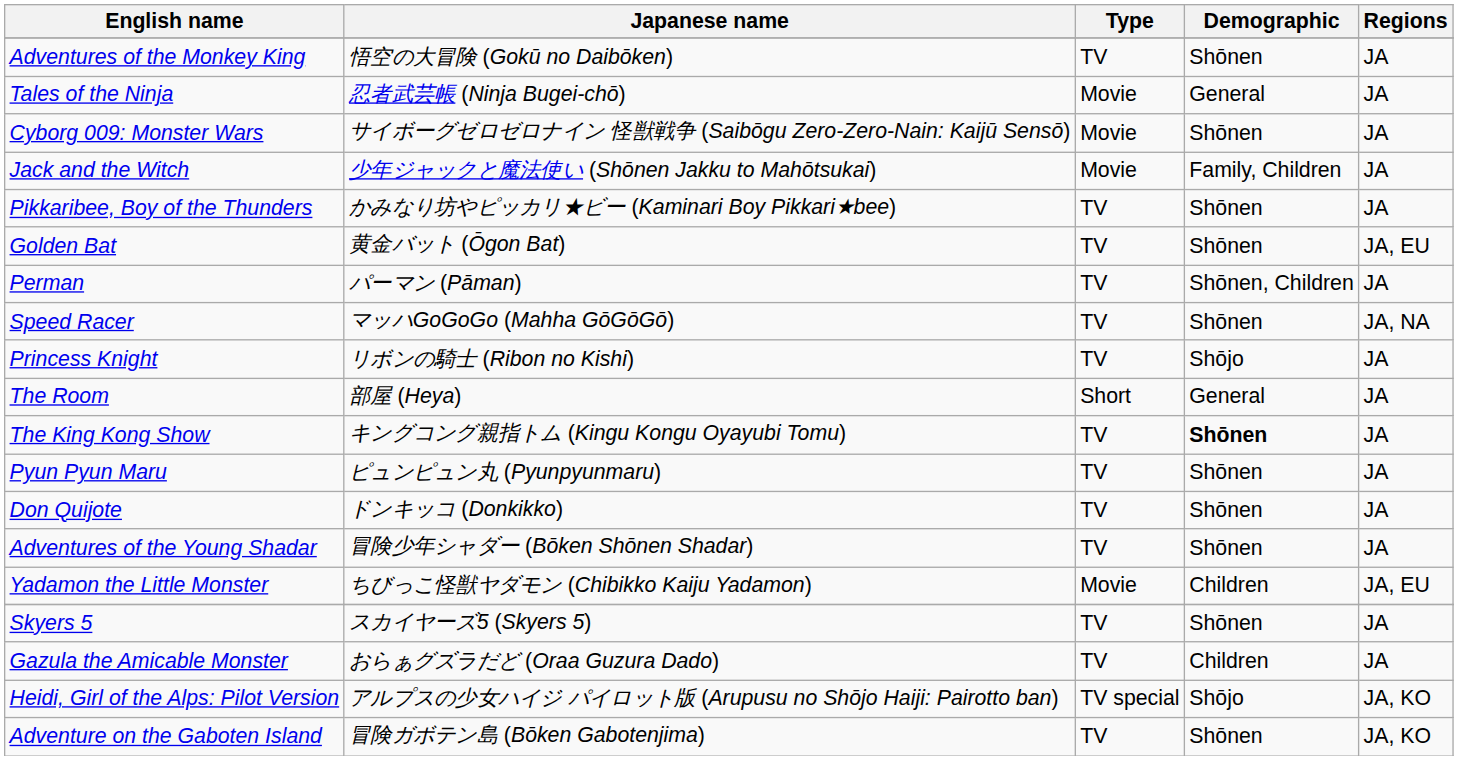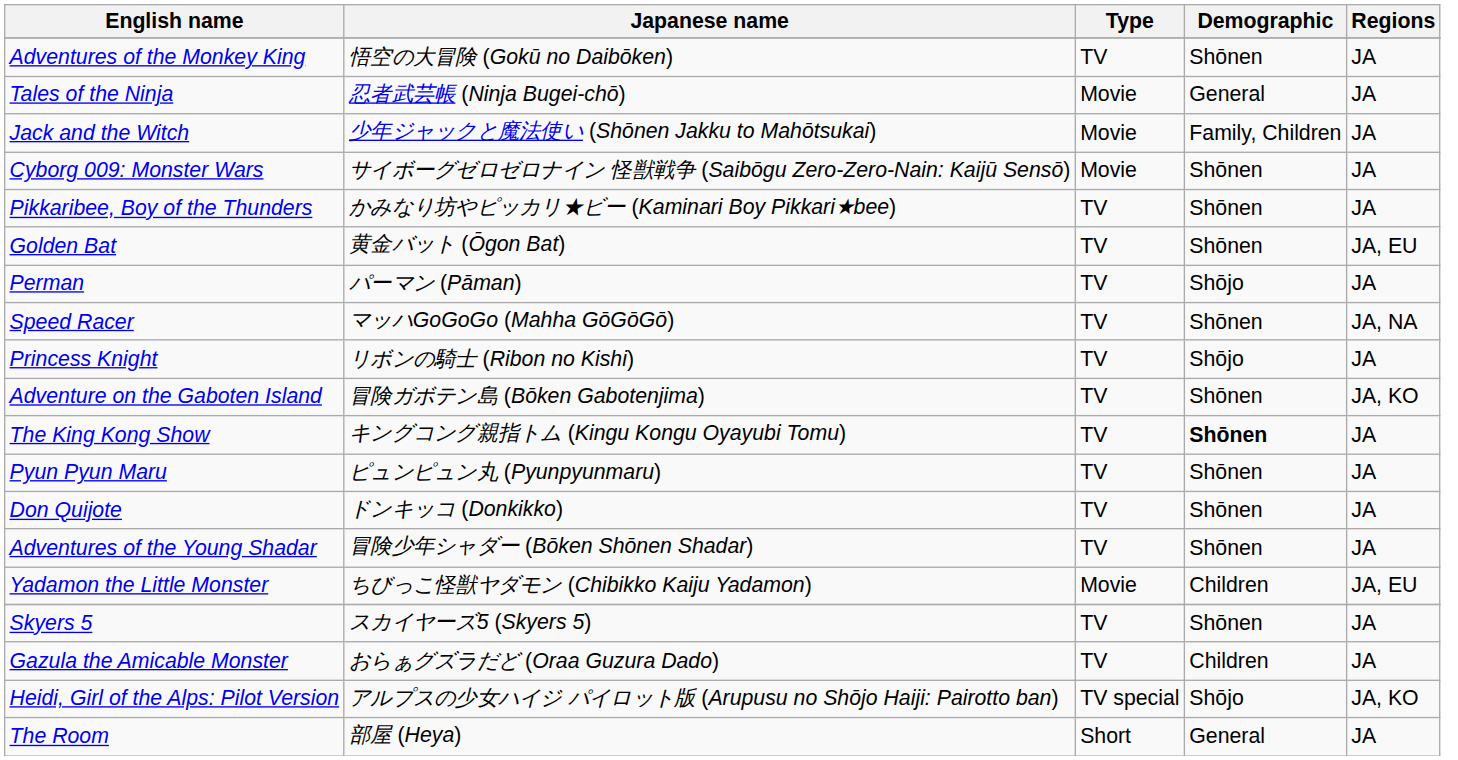rows swapped: (137, 132) <-> (99, 170)
(1272, 283) Shōnen, Children -> (1217, 283) Shōjo
rows swapped: (166, 736) <-> (59, 396)
